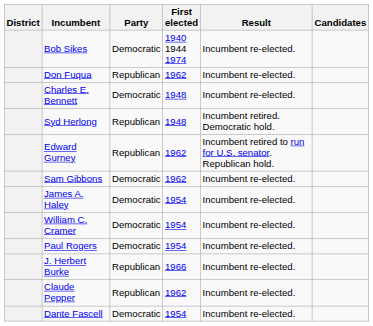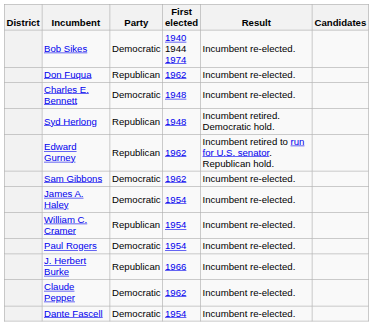(136, 225) Democratic -> (136, 225) Republican
(136, 292) Republican -> (136, 292) Democratic
